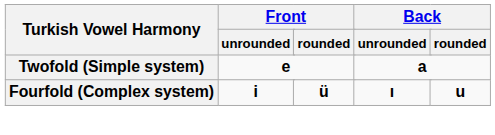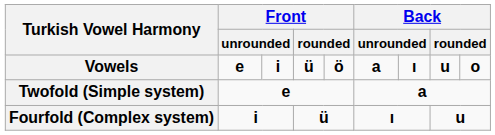+ row: (112, 67)
